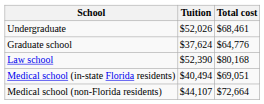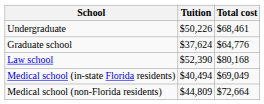(196, 29) $52,026 -> (196, 29) $50,226
(233, 76) $69,051 -> (233, 76) $69,049
(196, 91) $44,107 -> (196, 91) $44,809
